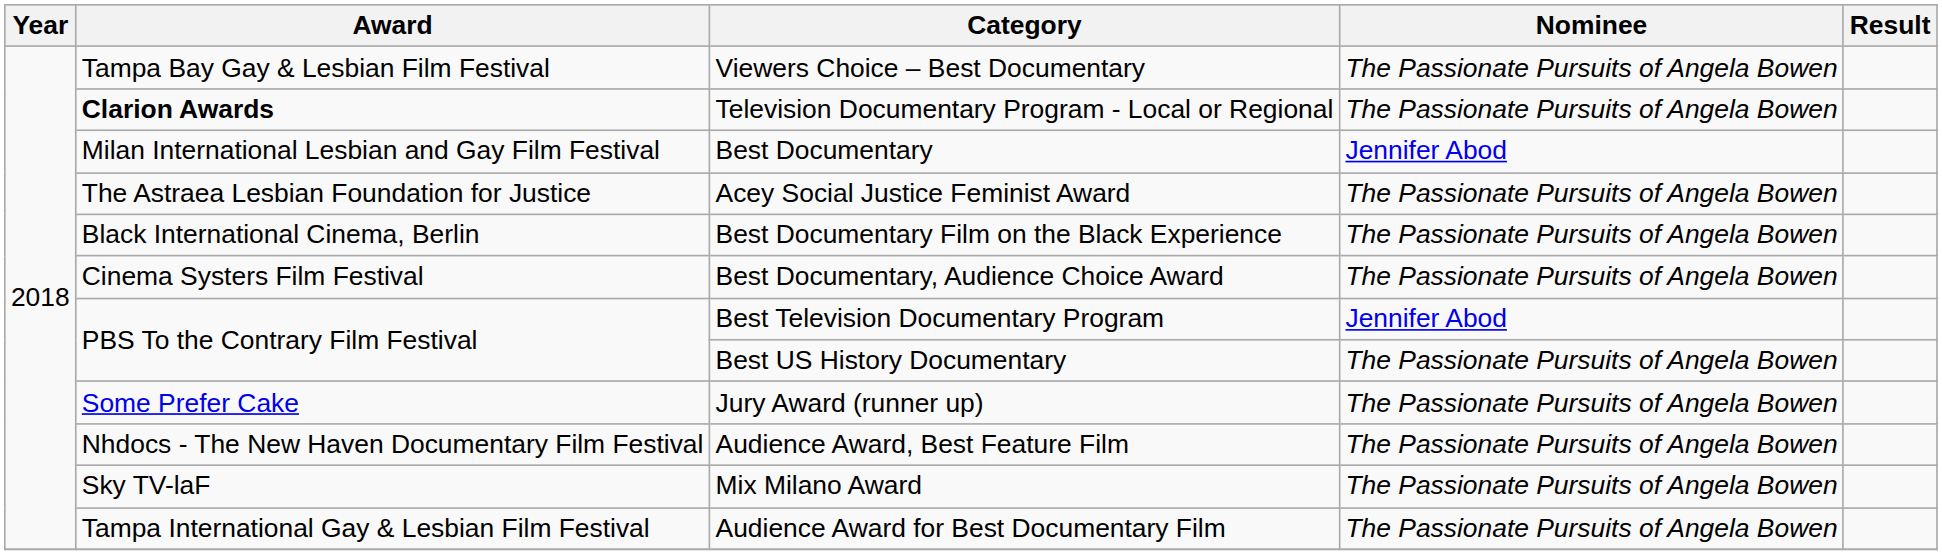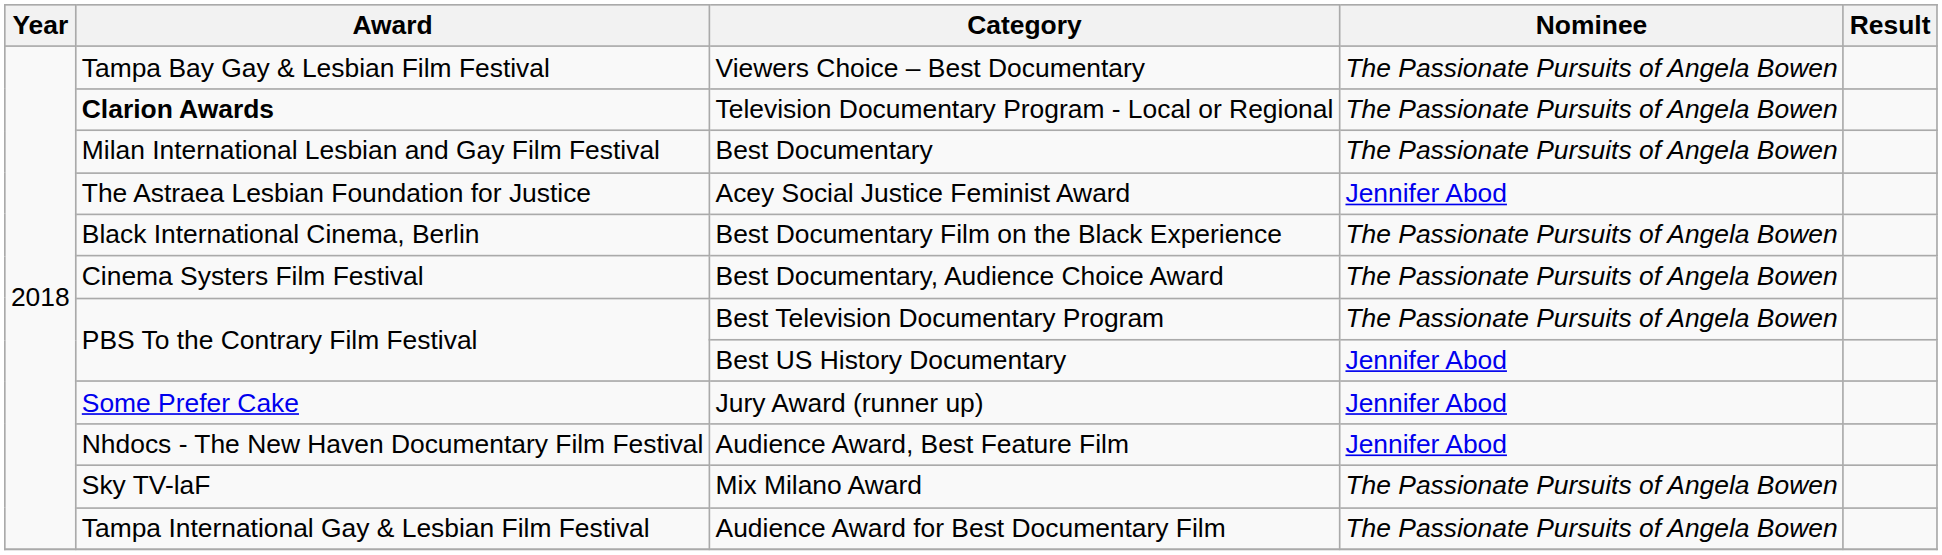(1426, 151) Jennifer Abod -> (1592, 151) The Passionate Pursuits of Angela Bowen
(1592, 192) The Passionate Pursuits of Angela Bowen -> (1426, 192) Jennifer Abod
(1426, 318) Jennifer Abod -> (1592, 318) The Passionate Pursuits of Angela Bowen
(1592, 360) The Passionate Pursuits of Angela Bowen -> (1426, 360) Jennifer Abod
(1592, 402) The Passionate Pursuits of Angela Bowen -> (1426, 402) Jennifer Abod
(1592, 444) The Passionate Pursuits of Angela Bowen -> (1426, 444) Jennifer Abod
